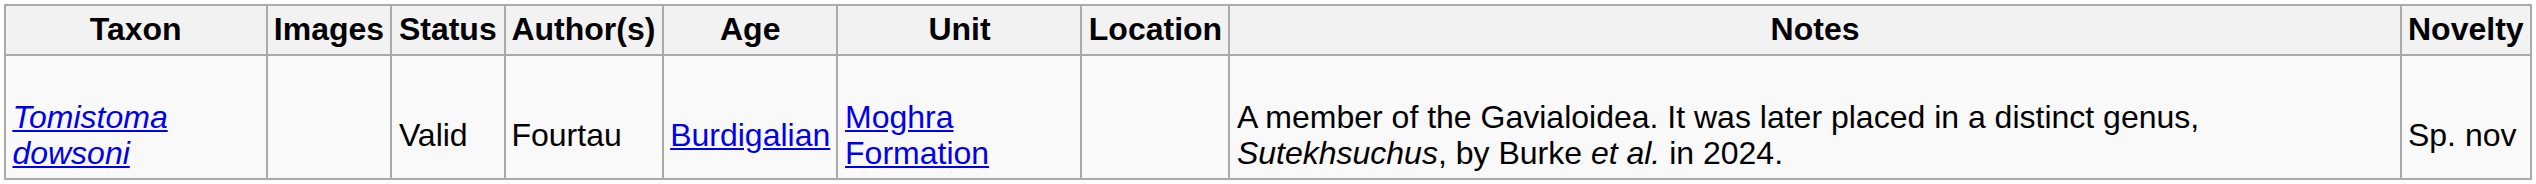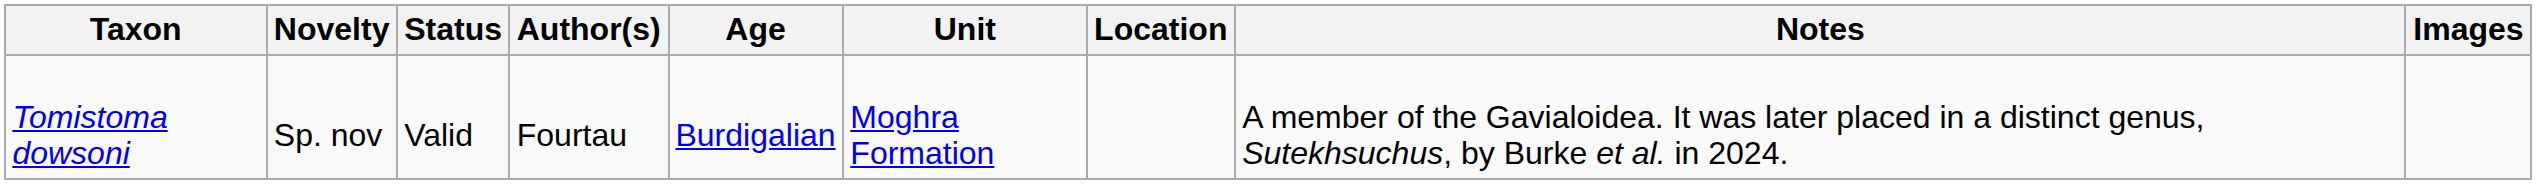columns swapped: (2466, 29) <-> (329, 29)
